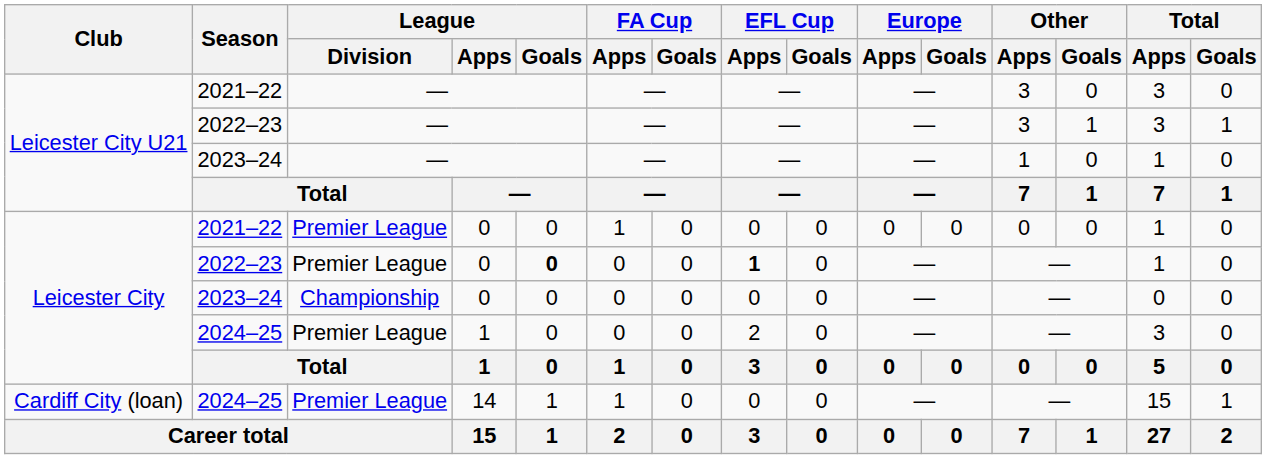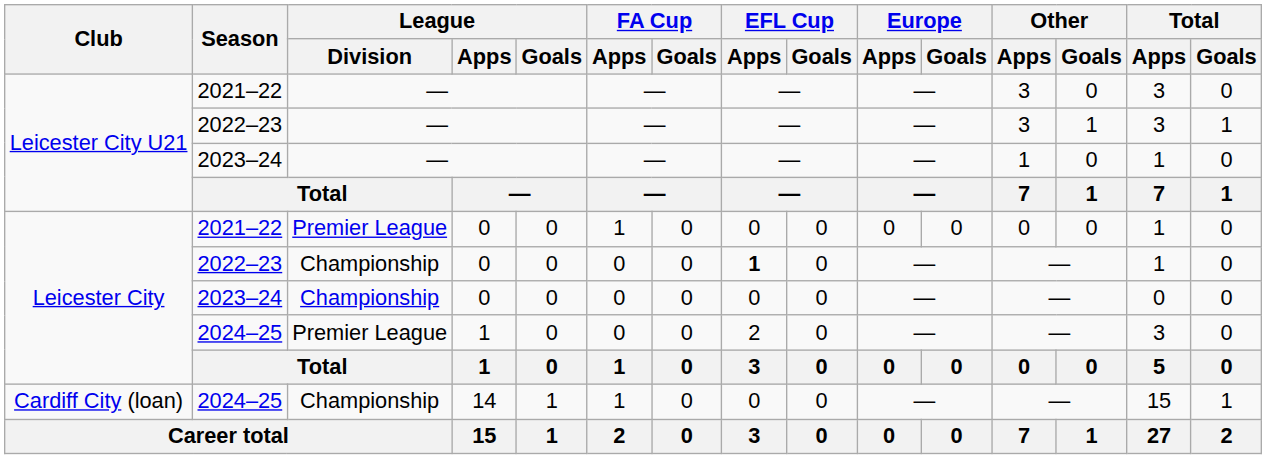(370, 263) Premier League -> (370, 263) Championship
(552, 263) bold -> (552, 263) normal
(370, 401) Premier League -> (370, 401) Championship
